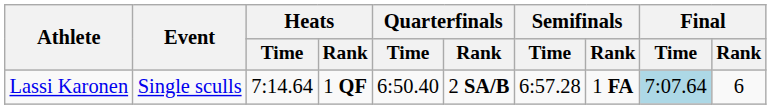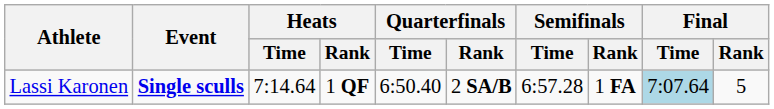(190, 87) normal -> (191, 87) bold
(739, 87) 6 -> (741, 87) 5
